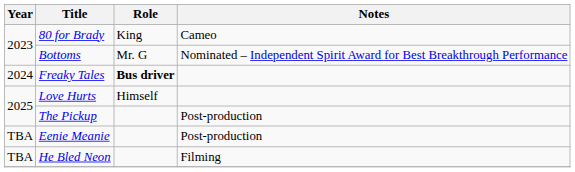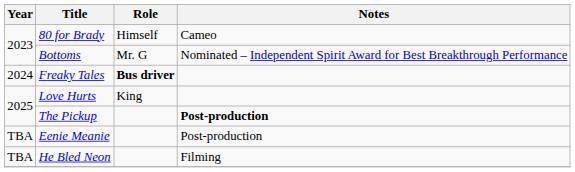(129, 34) King -> (137, 34) Himself
(137, 95) Himself -> (129, 95) King
(221, 116) normal -> (224, 116) bold
